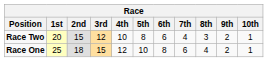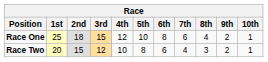rows swapped: (25, 50) <-> (25, 37)
